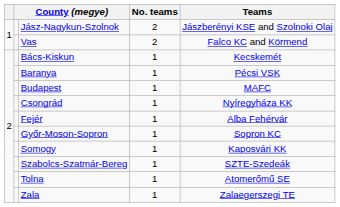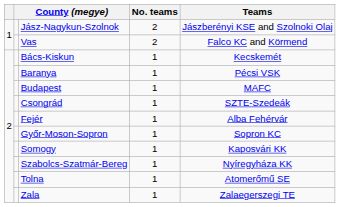(257, 103) Nyíregyháza KK -> (257, 103) SZTE-Szedeák
(257, 164) SZTE-Szedeák -> (257, 164) Nyíregyháza KK
